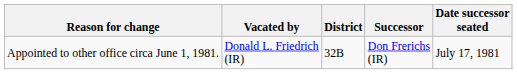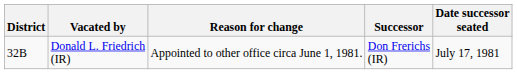columns swapped: (343, 27) <-> (113, 27)
